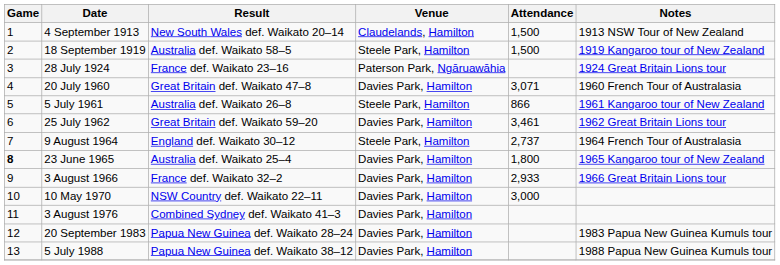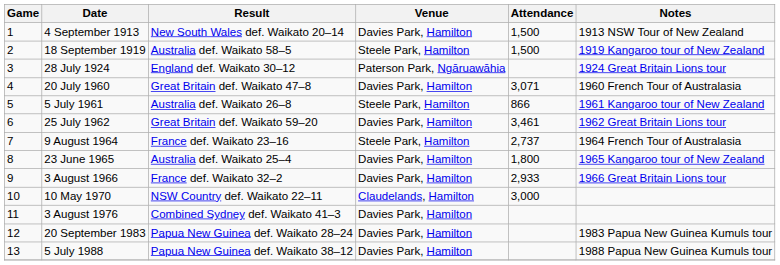(416, 31) Claudelands, Hamilton -> (415, 31) Davies Park, Hamilton
(220, 68) France def. Waikato 23–16 -> (223, 68) England def. Waikato 30–12
(223, 141) England def. Waikato 30–12 -> (220, 141) France def. Waikato 23–16
(10, 159) bold -> (10, 159) normal
(415, 196) Davies Park, Hamilton -> (416, 196) Claudelands, Hamilton
